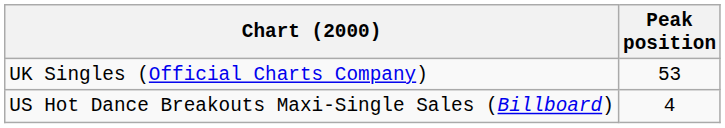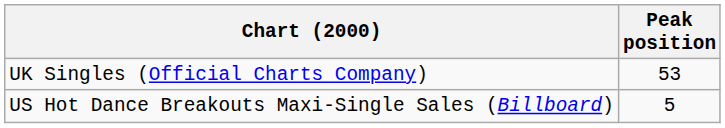(670, 106) 4 -> (670, 106) 5
